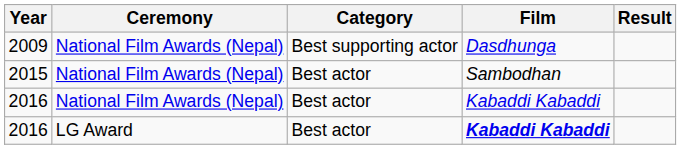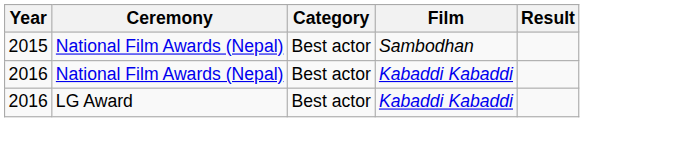- row: (28, 46)
(538, 130) bold -> (446, 102) normal
